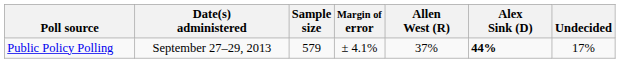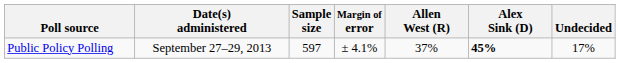(312, 48) 579 -> (312, 48) 597
(484, 48) 44% -> (484, 48) 45%
